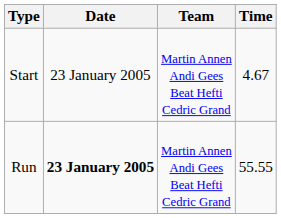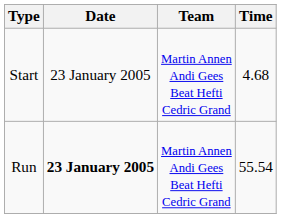(256, 74) 4.67 -> (256, 74) 4.68
(256, 167) 55.55 -> (256, 167) 55.54
